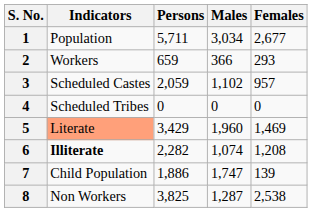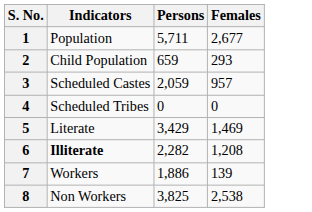- column: (229, 15)
(74, 60) Workers -> (99, 60) Child Population
(72, 128) lightsalmon background -> (72, 128) no background
(99, 173) Child Population -> (74, 173) Workers
